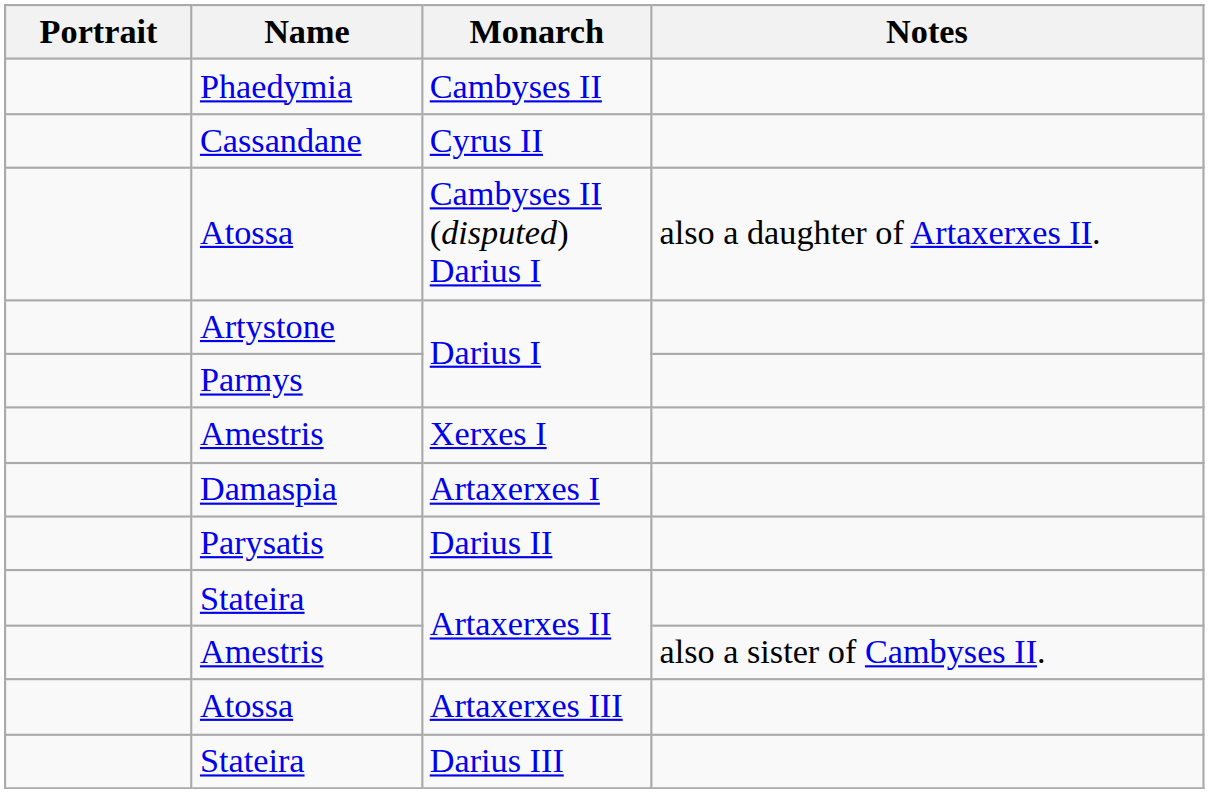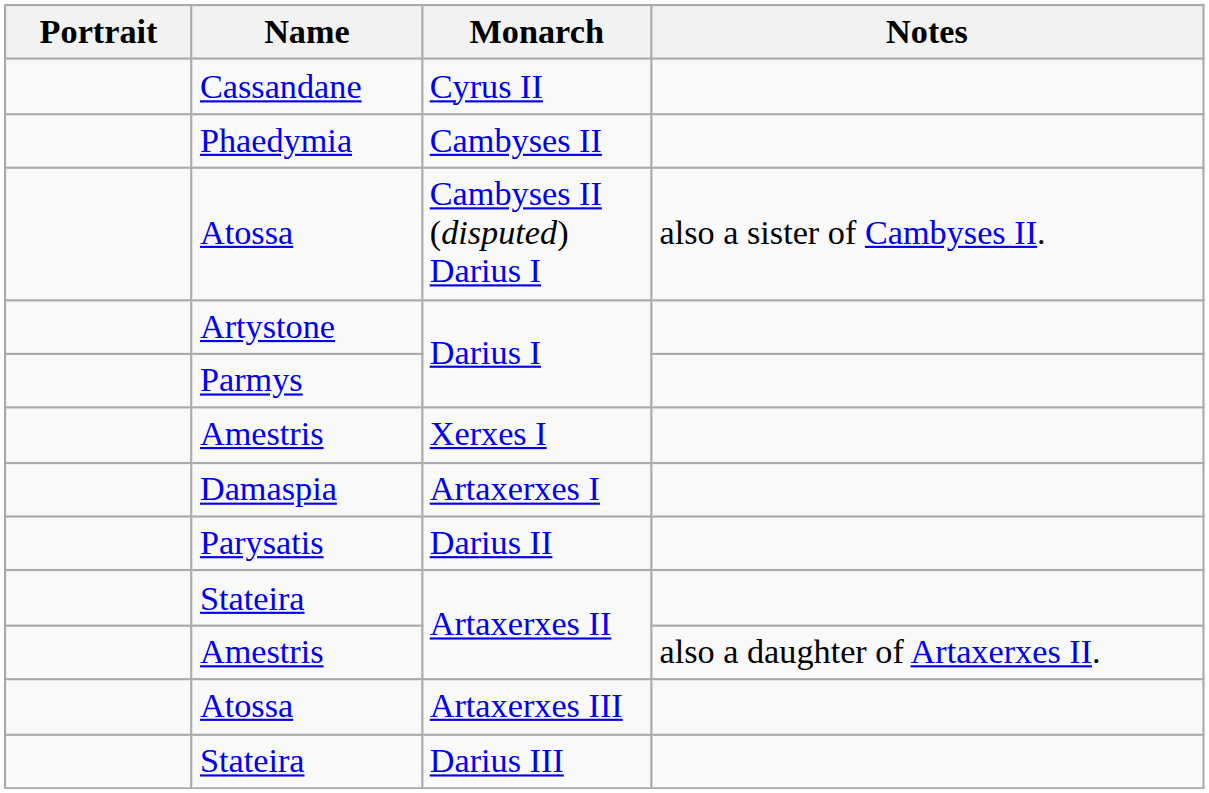rows swapped: (281, 140) <-> (276, 85)
(880, 233) also a daughter of Artaxerxes II. -> (853, 233) also a sister of Cambyses II.
(853, 651) also a sister of Cambyses II. -> (880, 651) also a daughter of Artaxerxes II.
